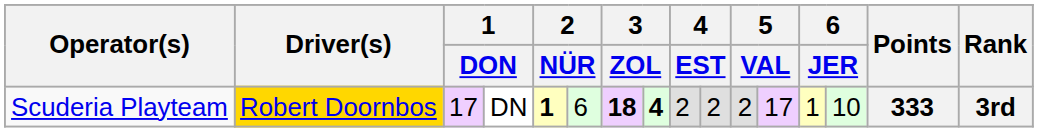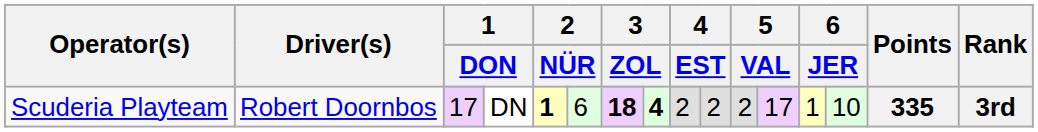(338, 106) gold background -> (338, 106) no background
(912, 106) 333 -> (912, 106) 335
